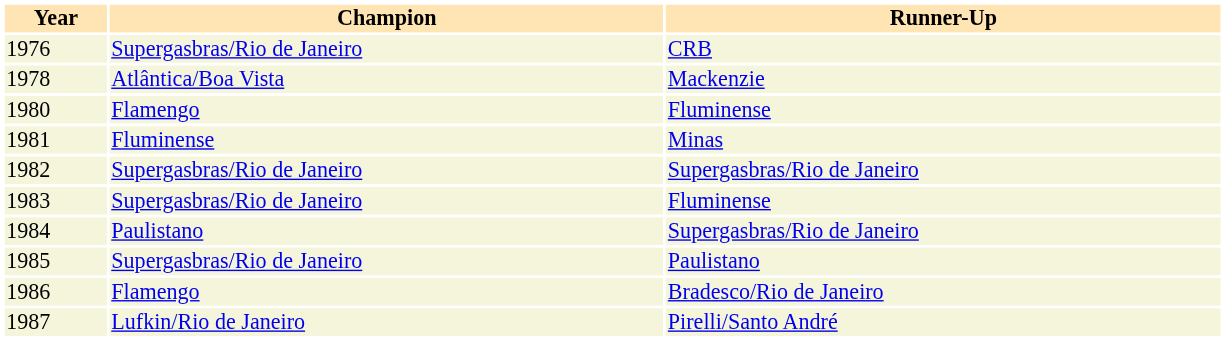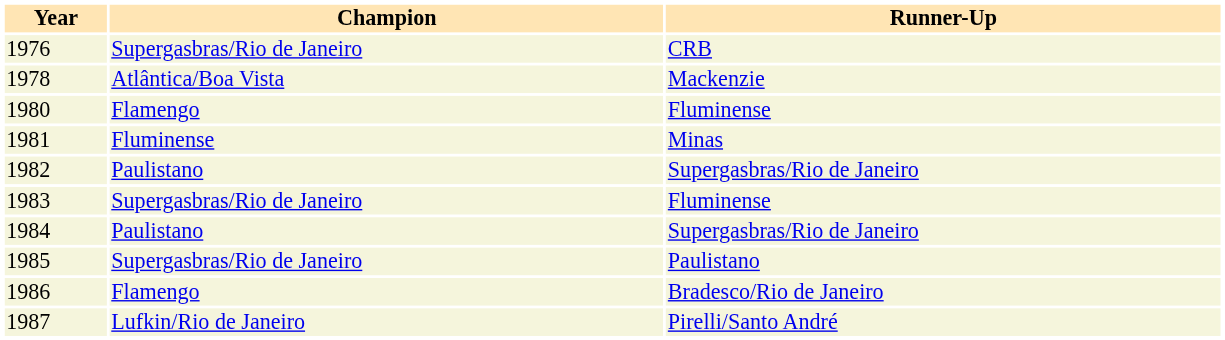(237, 170) Supergasbras/Rio de Janeiro -> (157, 170) Paulistano
